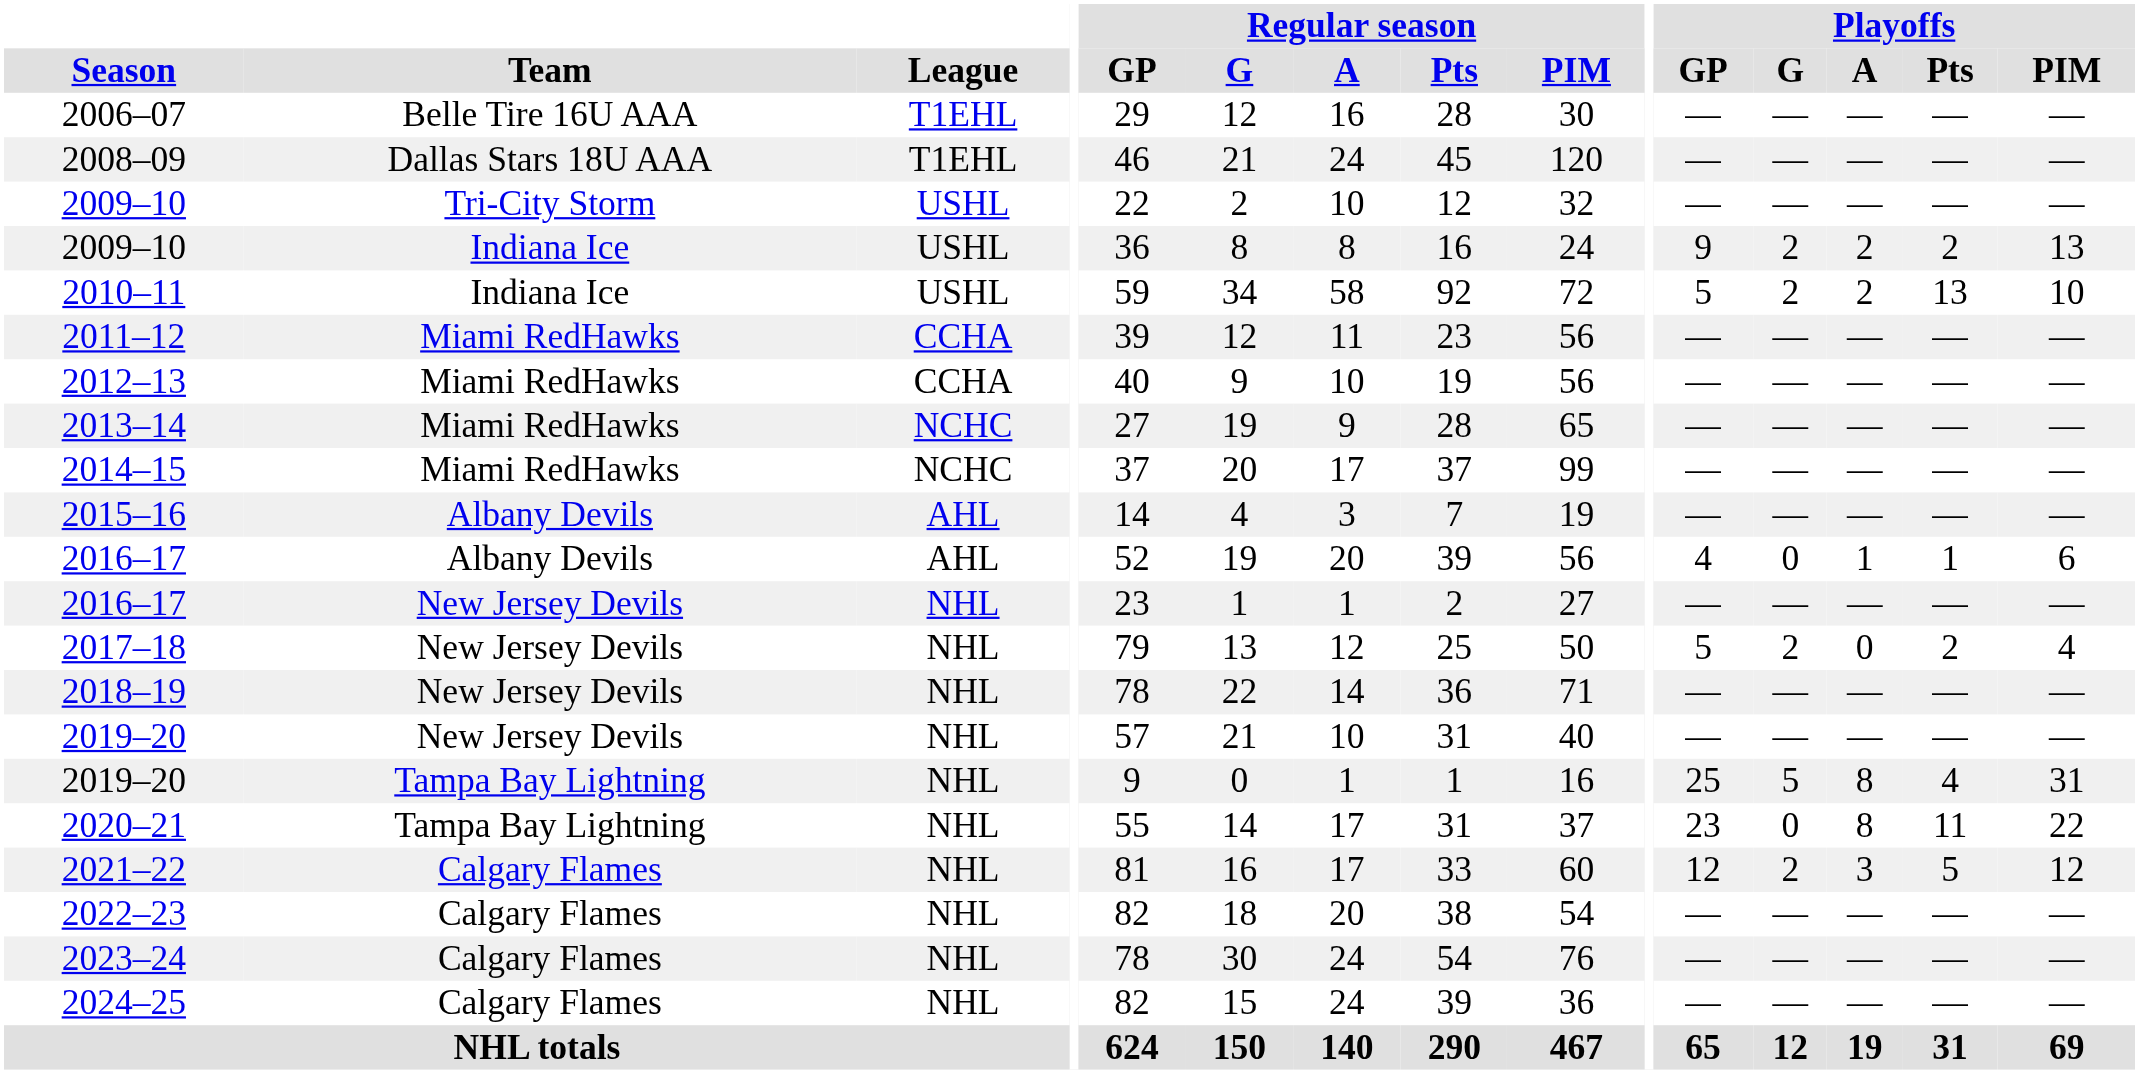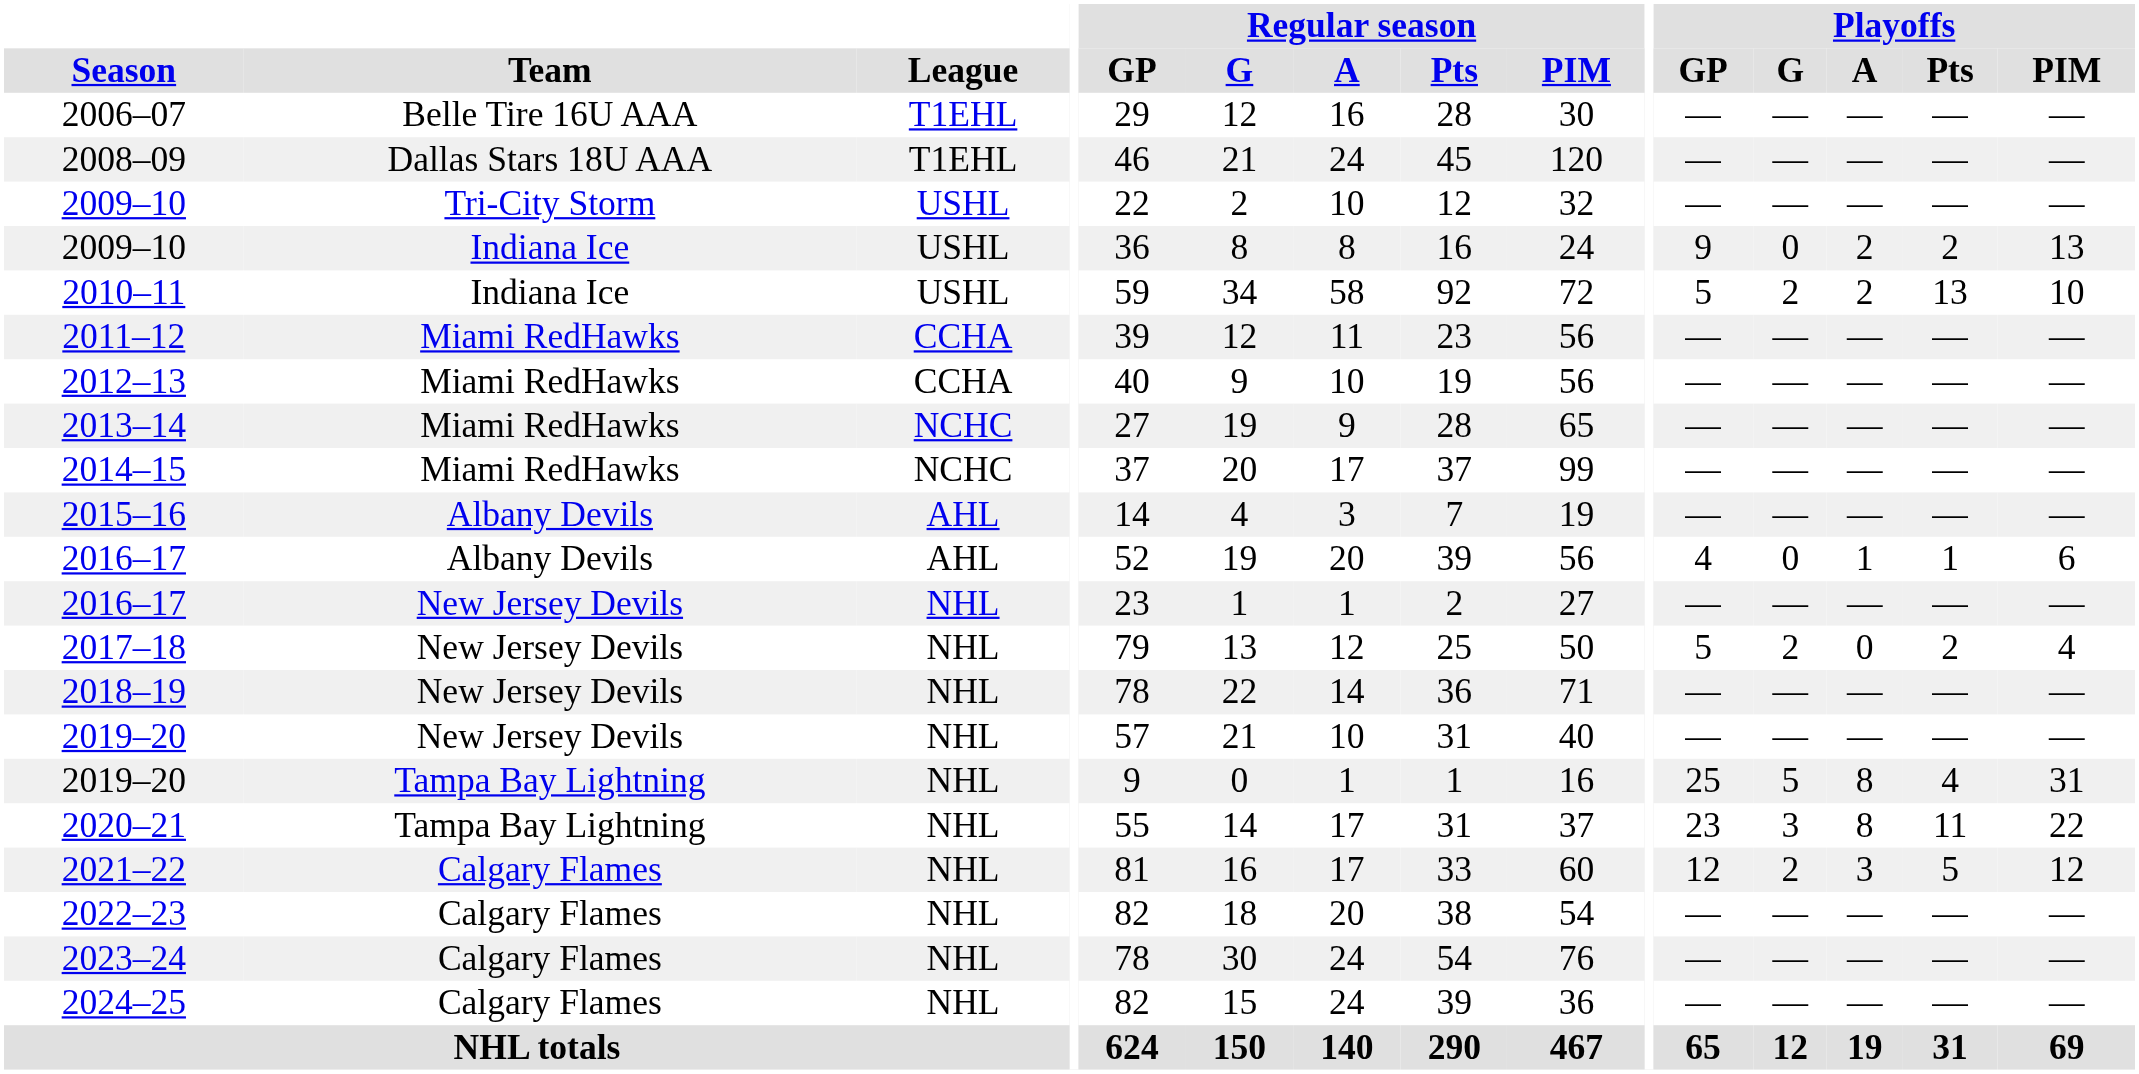(1790, 247) 2 -> (1790, 247) 0
(1790, 824) 0 -> (1790, 824) 3
